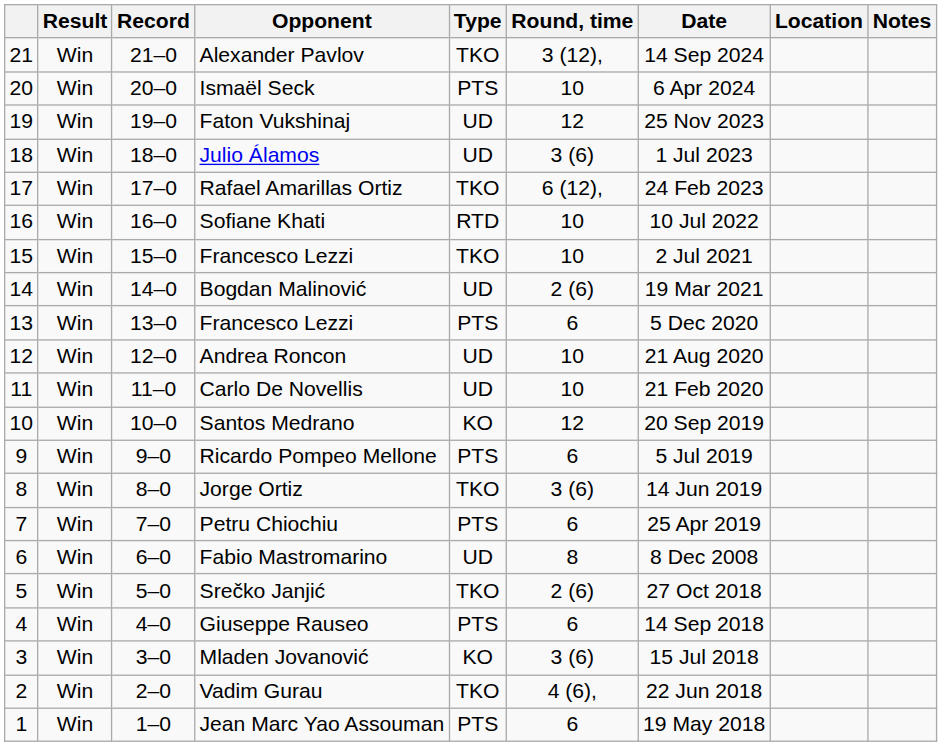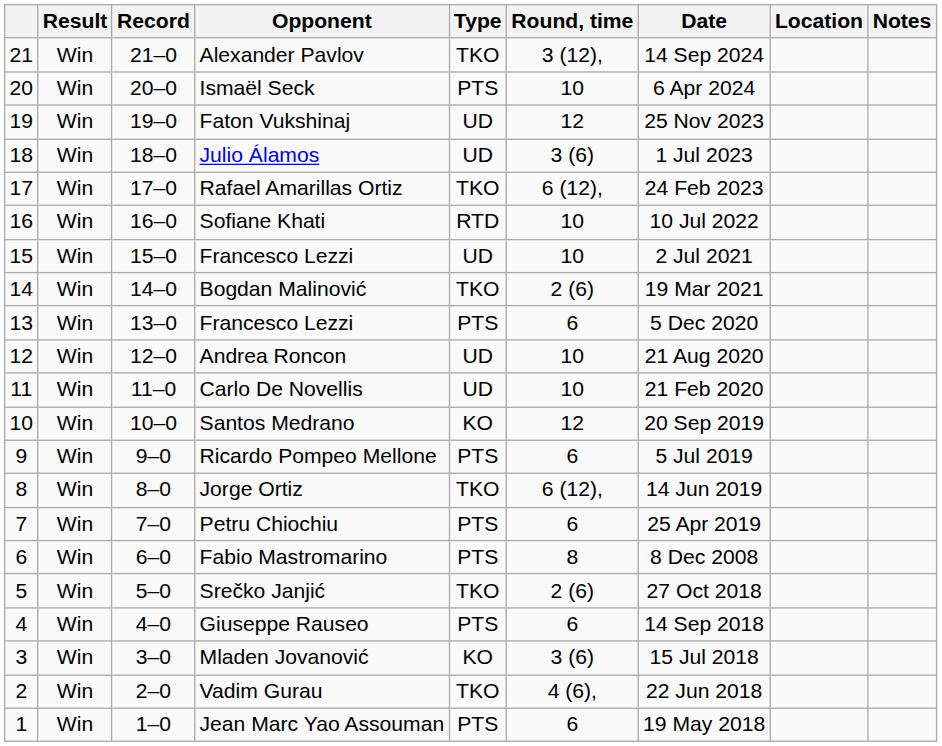(478, 255) TKO -> (478, 255) UD
(478, 289) UD -> (478, 289) TKO
(572, 490) 3 (6) -> (572, 490) 6 (12),
(478, 557) UD -> (478, 557) PTS
